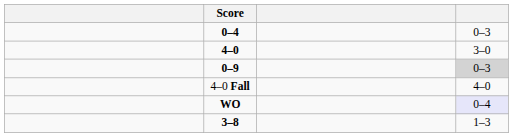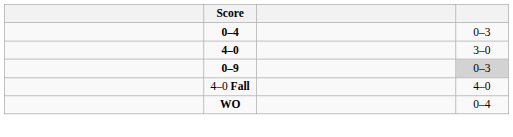(482, 104) lavender background -> (482, 104) no background
- row: (230, 123)
